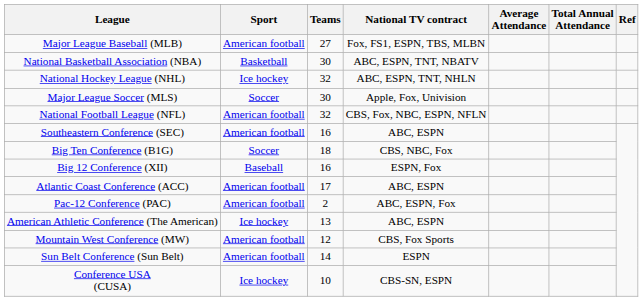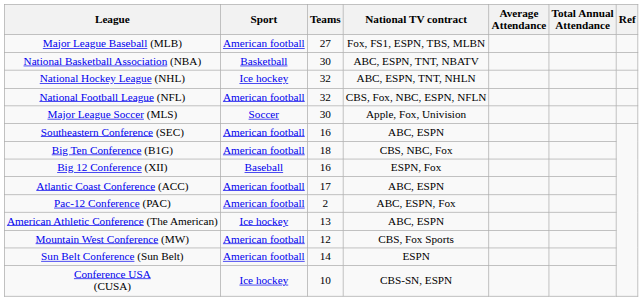rows swapped: (112, 114) <-> (112, 97)
(264, 150) Soccer -> (264, 150) American football
